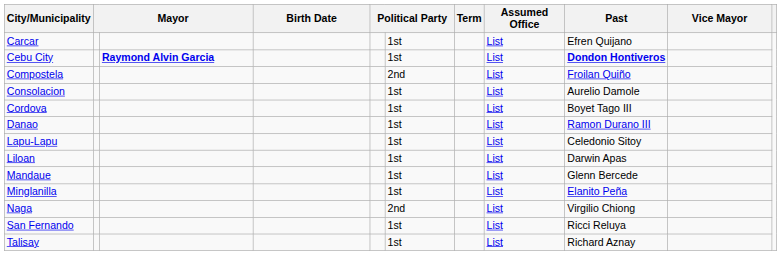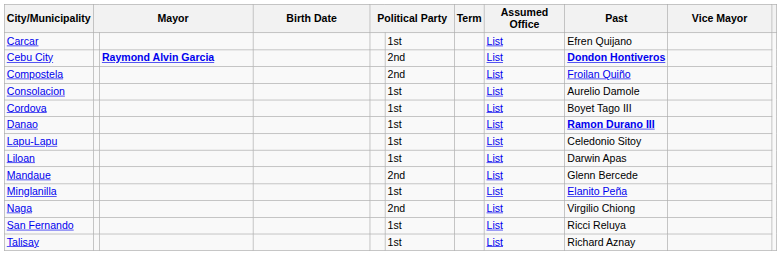(395, 58) 1st -> (396, 58) 2nd
(609, 125) normal -> (611, 125) bold
(395, 175) 1st -> (396, 175) 2nd
